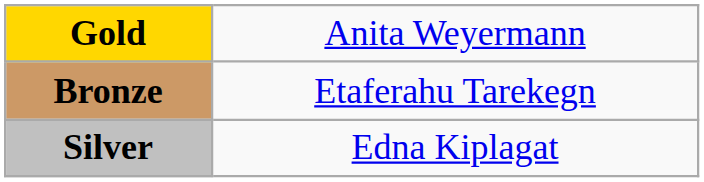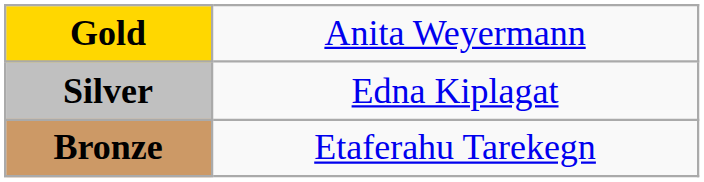rows swapped: (108, 147) <-> (108, 90)
